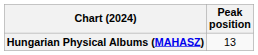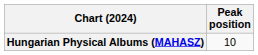(230, 42) 13 -> (230, 42) 10
